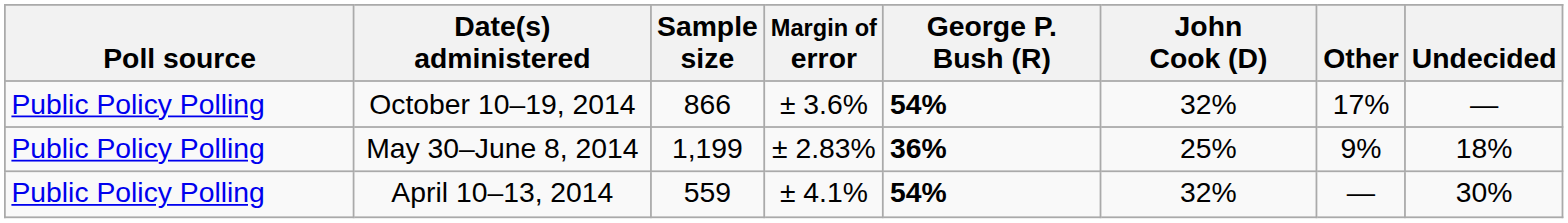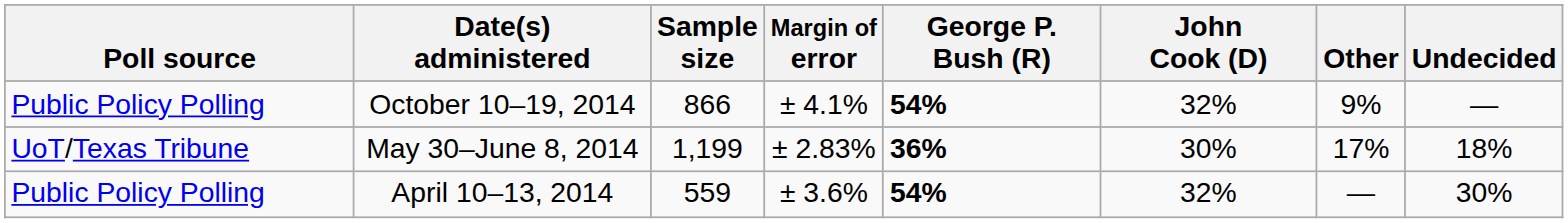(824, 103) ± 3.6% -> (824, 103) ± 4.1%
(1361, 103) 17% -> (1361, 103) 9%
(138, 148) Public Policy Polling -> (130, 148) UoT/Texas Tribune
(1208, 148) 25% -> (1208, 148) 30%
(1361, 148) 9% -> (1361, 148) 17%
(824, 193) ± 4.1% -> (824, 193) ± 3.6%
